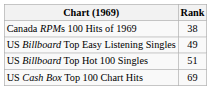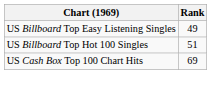- row: (72, 28)
